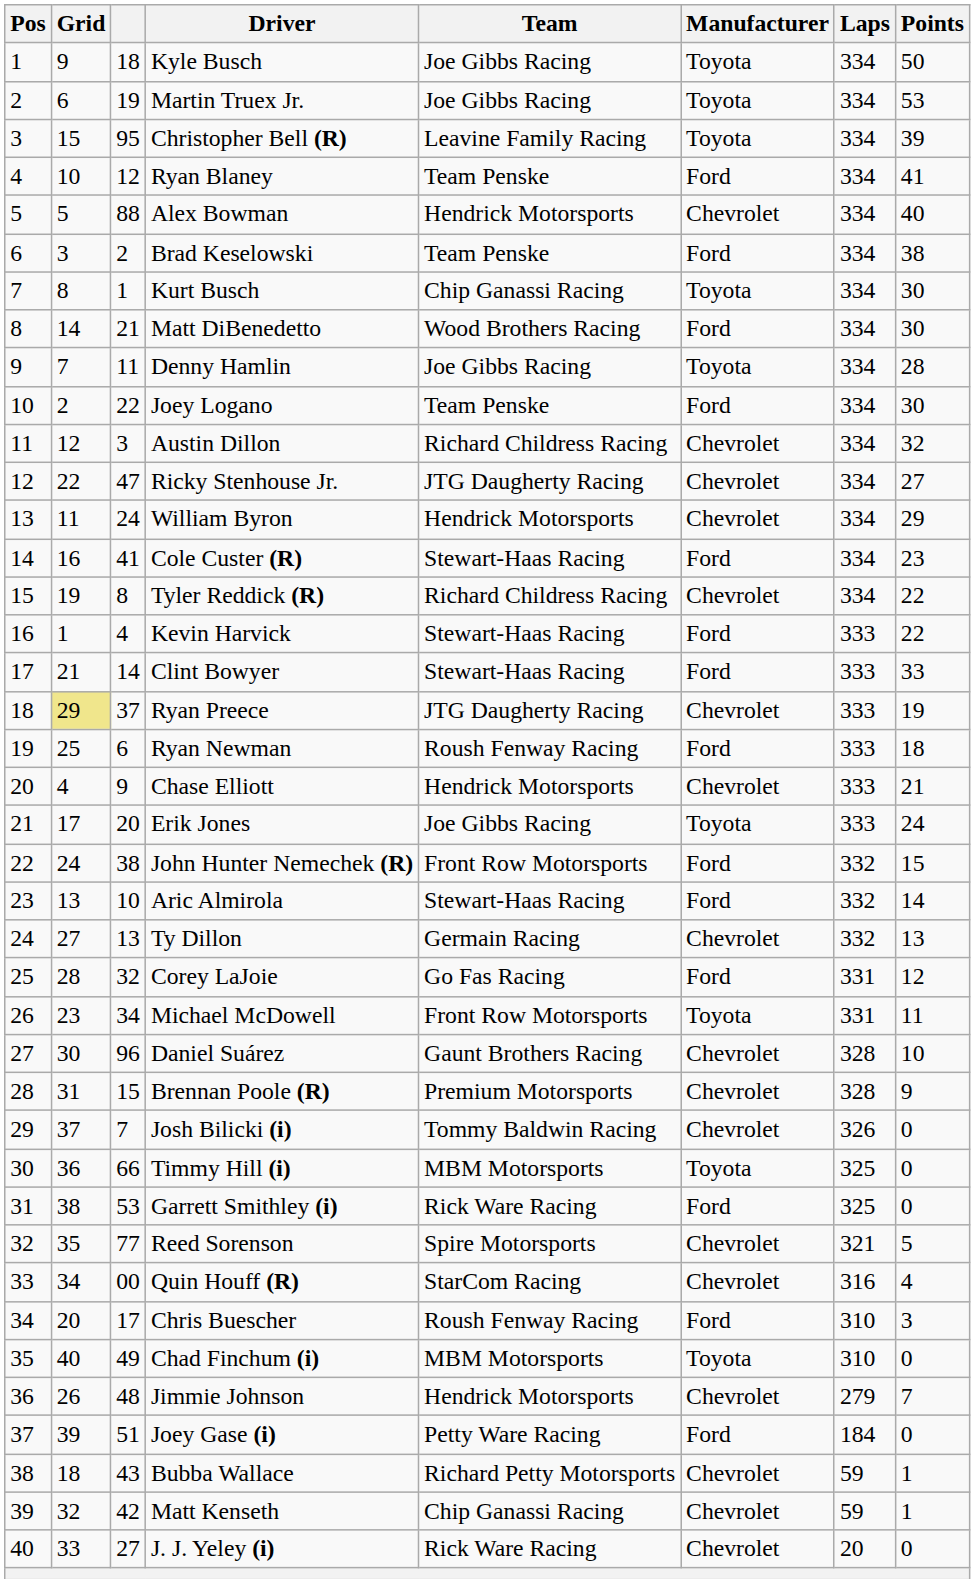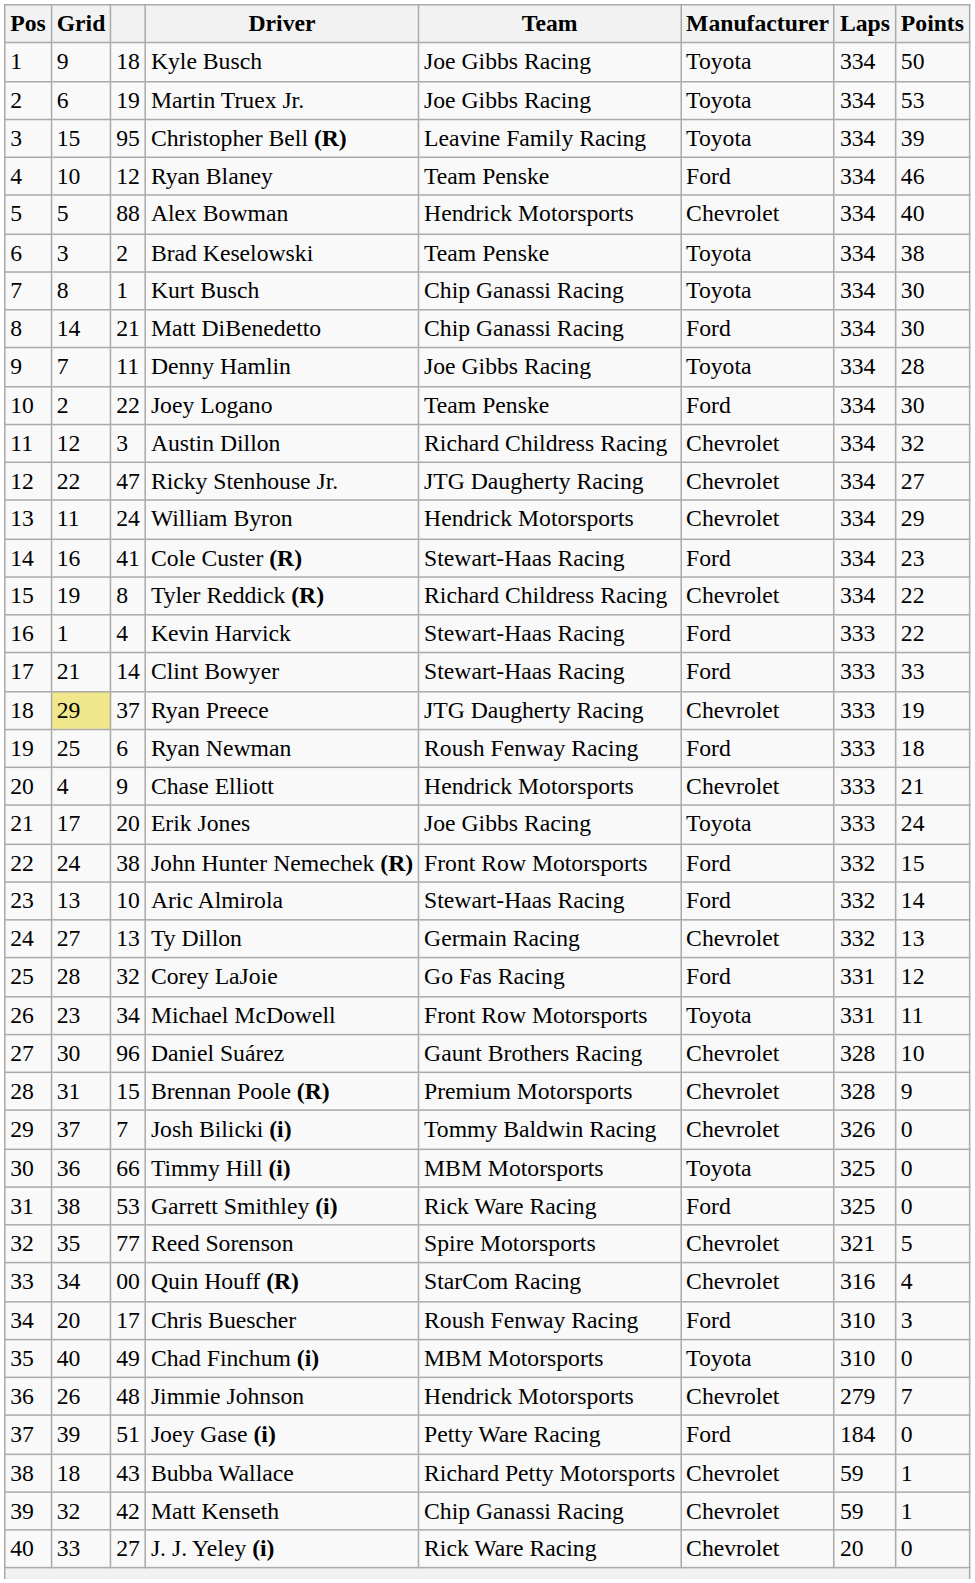(913, 175) 41 -> (913, 175) 46
(708, 252) Ford -> (719, 252) Toyota
(532, 328) Wood Brothers Racing -> (524, 328) Chip Ganassi Racing
